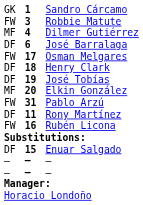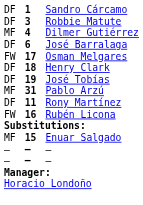(10, 10) GK -> (10, 10) DF
(10, 21) FW -> (10, 21) DF
- row: (31, 91)
(10, 103) FW -> (10, 91) MF
(10, 149) DF -> (10, 138) MF
